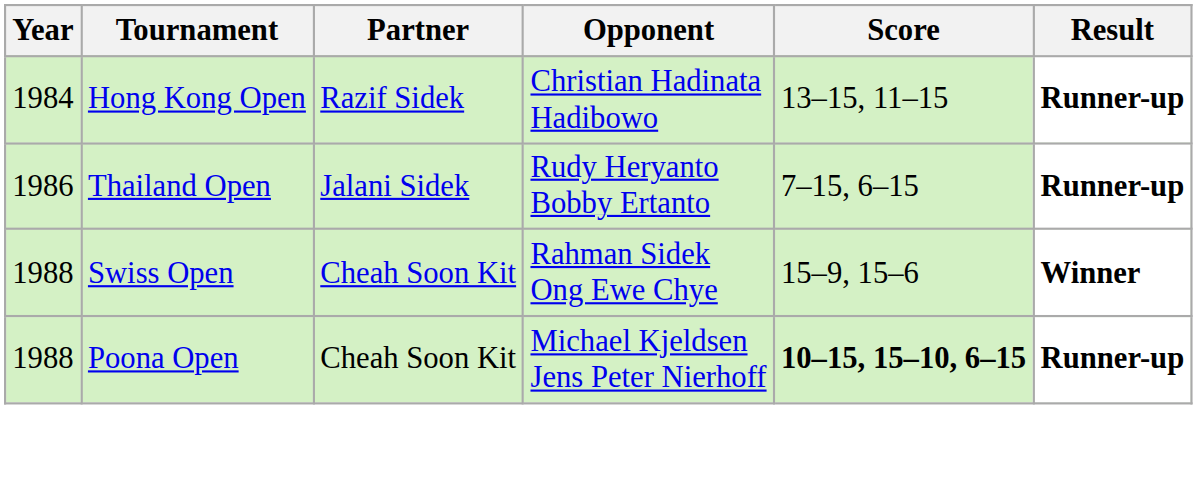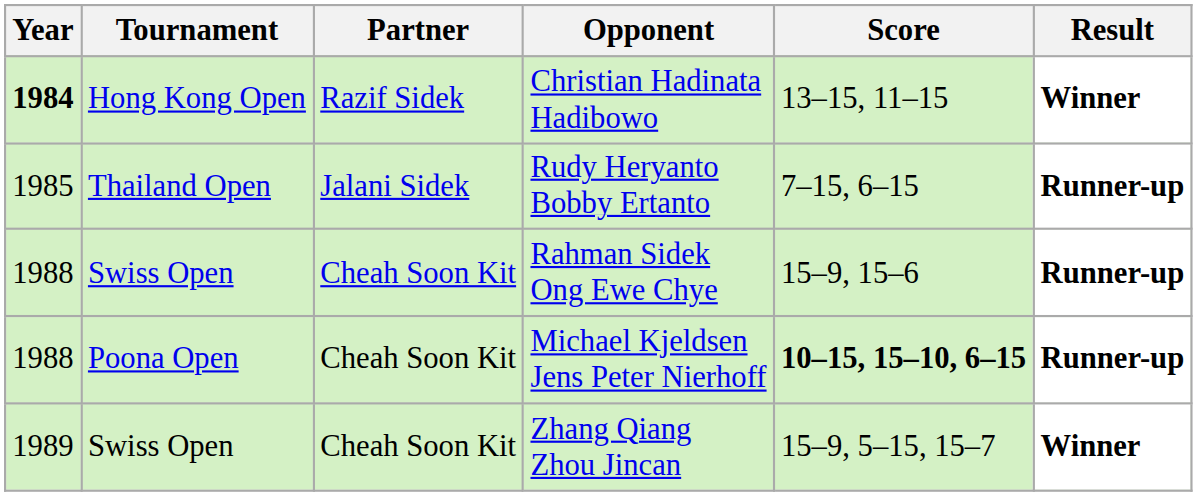(43, 98) normal -> (43, 98) bold
(1112, 98) Runner-up -> (1091, 98) Winner
(43, 185) 1986 -> (43, 185) 1985
(1091, 272) Winner -> (1112, 272) Runner-up
+ row: (611, 446)
